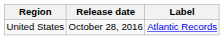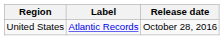columns swapped: (106, 12) <-> (182, 12)
